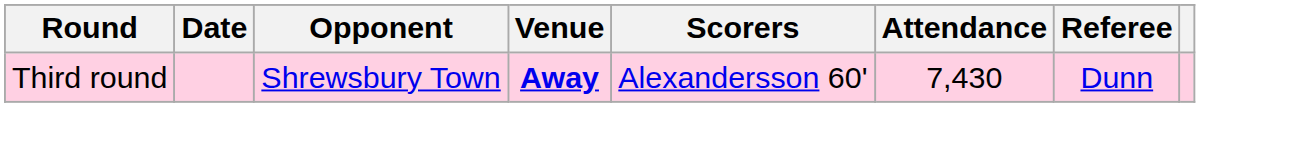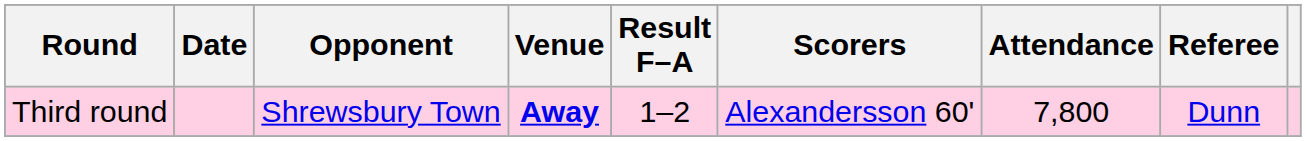+ column: (665, 45)
(964, 76) 7,430 -> (1071, 111) 7,800
